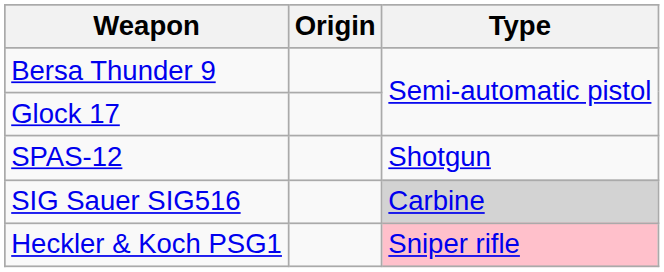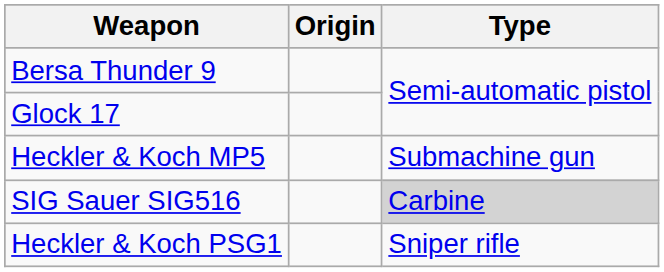- row: (67, 157)
+ row: (138, 157)
(454, 244) pink background -> (454, 244) no background
